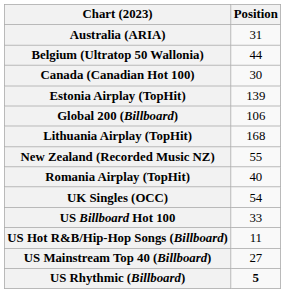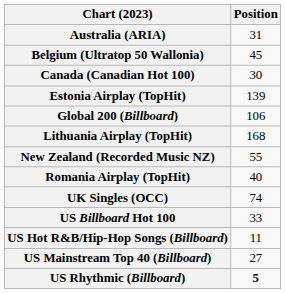(256, 55) 44 -> (256, 55) 45
(256, 197) 54 -> (256, 197) 74
